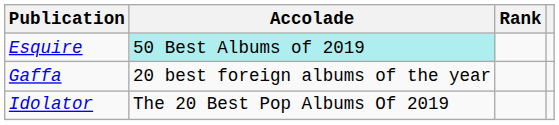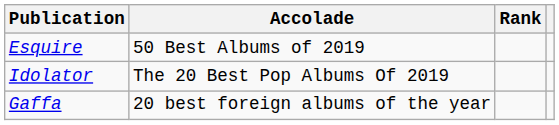(249, 48) paleturquoise background -> (249, 48) no background
rows swapped: (35, 76) <-> (51, 105)
